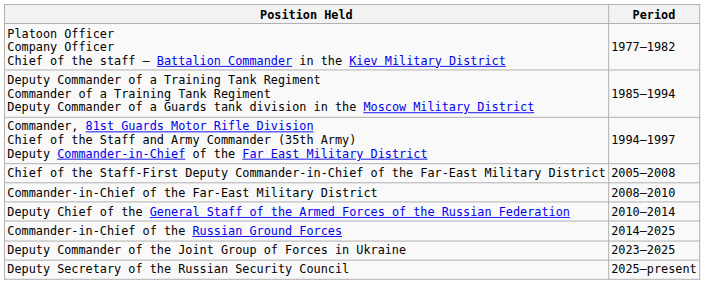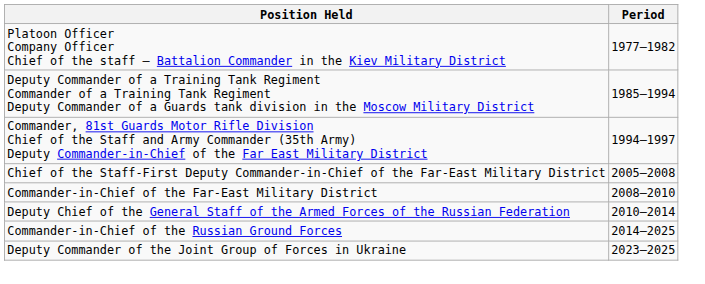- row: (178, 270)
